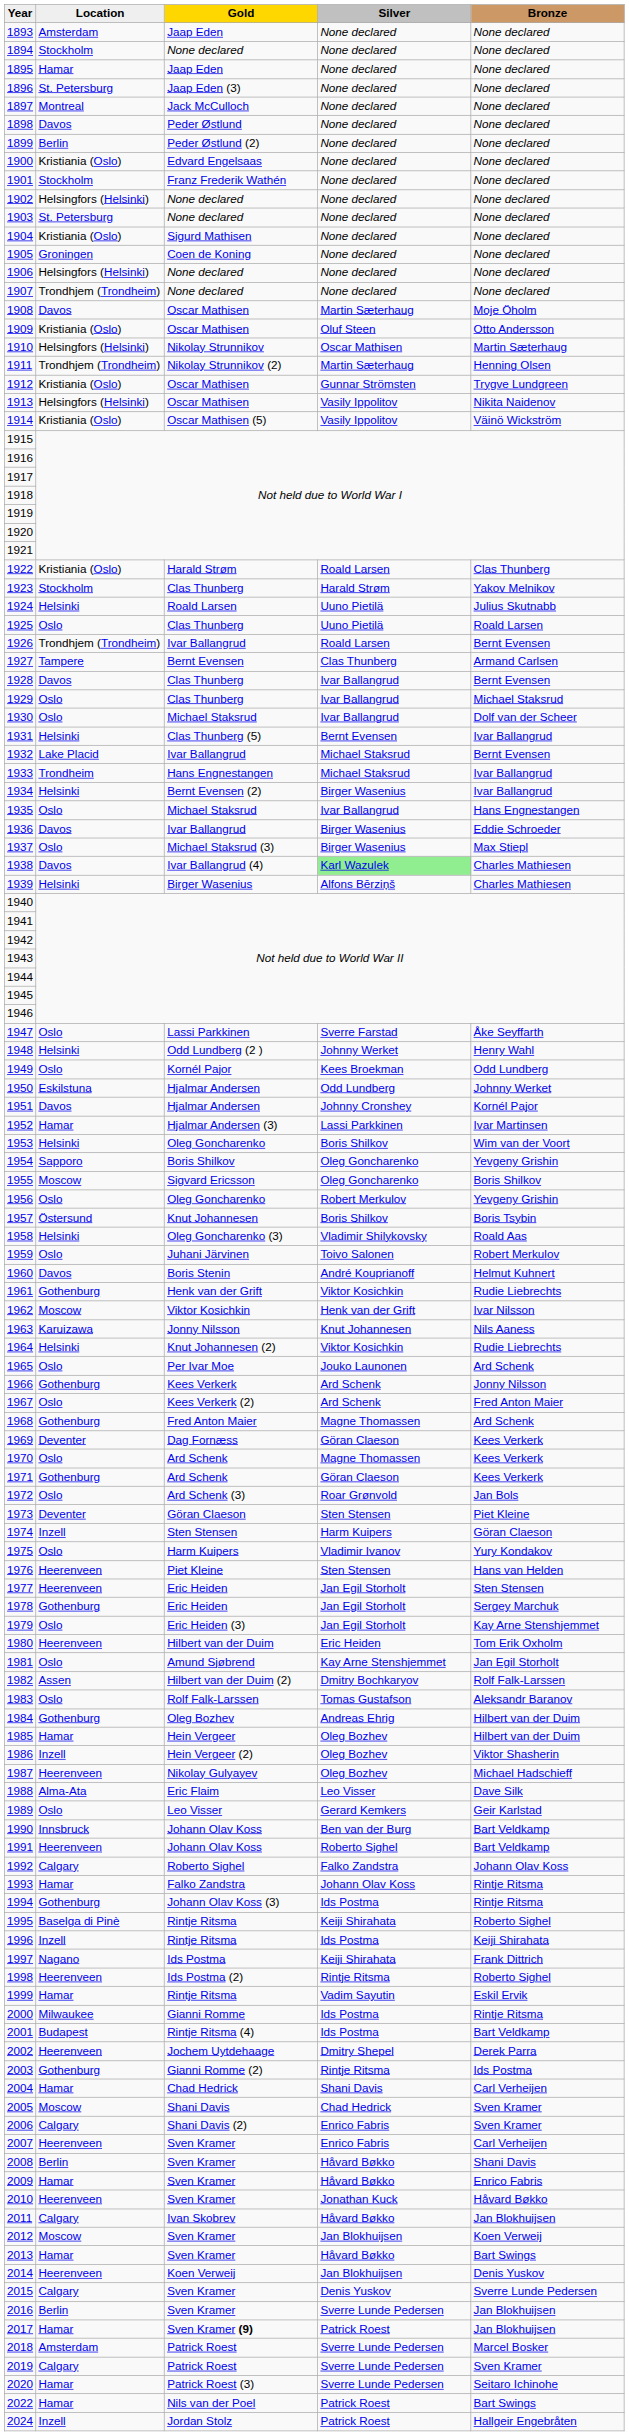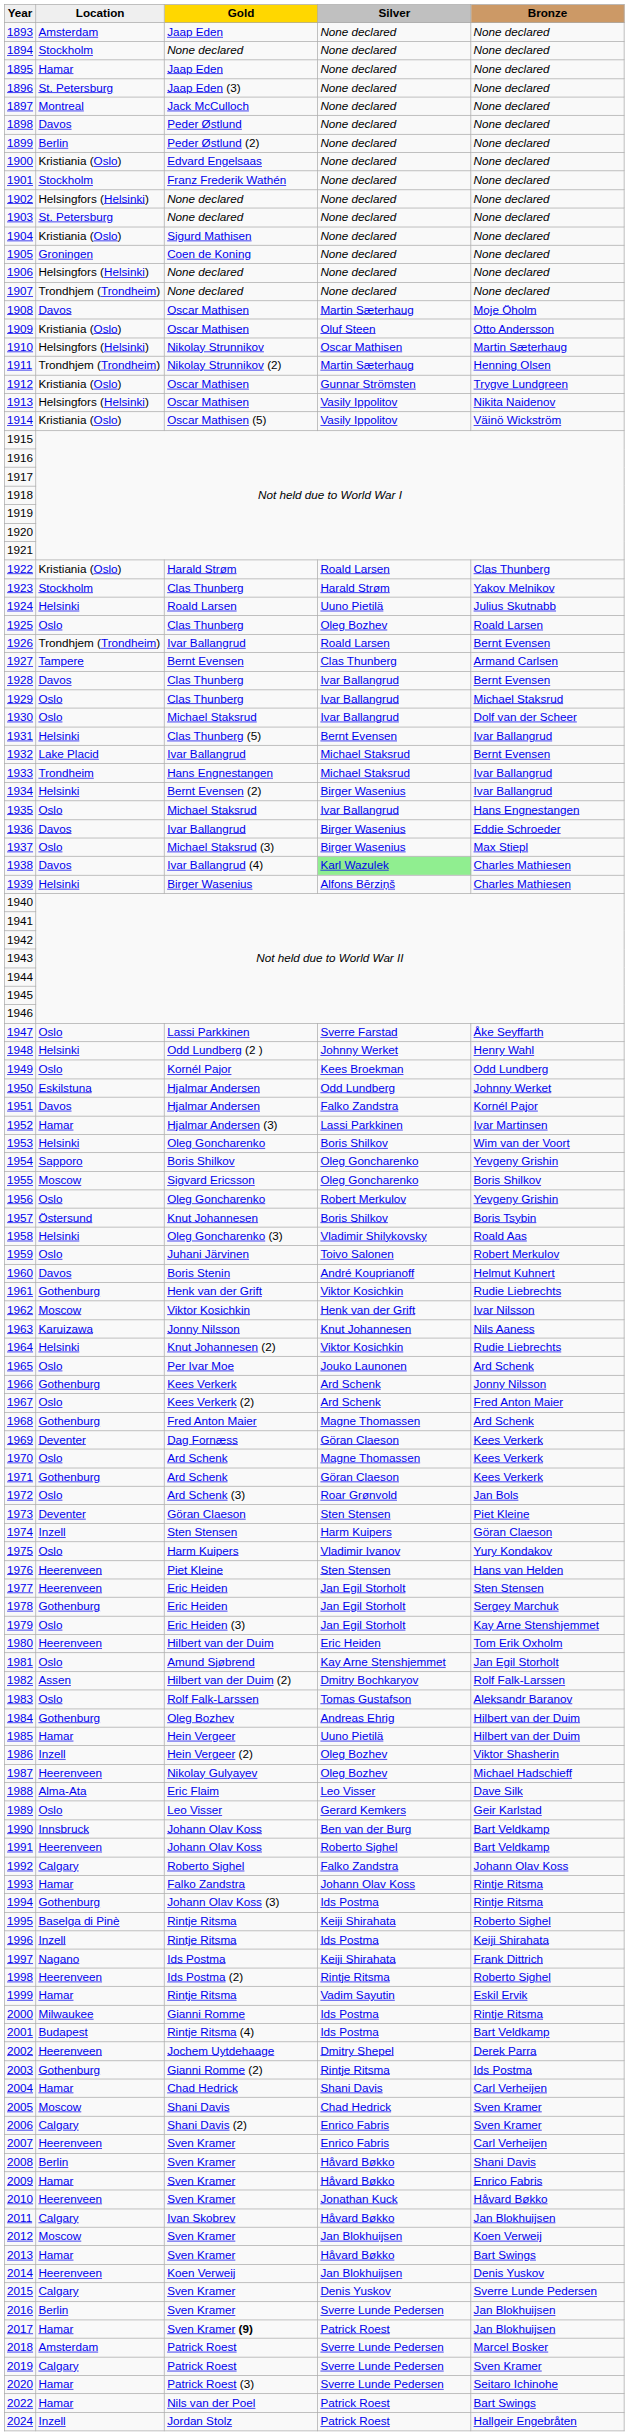(352, 625) Uuno Pietilä -> (354, 625) Oleg Bozhev
(366, 1106) Johnny Cronshey -> (359, 1106) Falko Zandstra
(354, 1736) Oleg Bozhev -> (352, 1736) Uuno Pietilä
